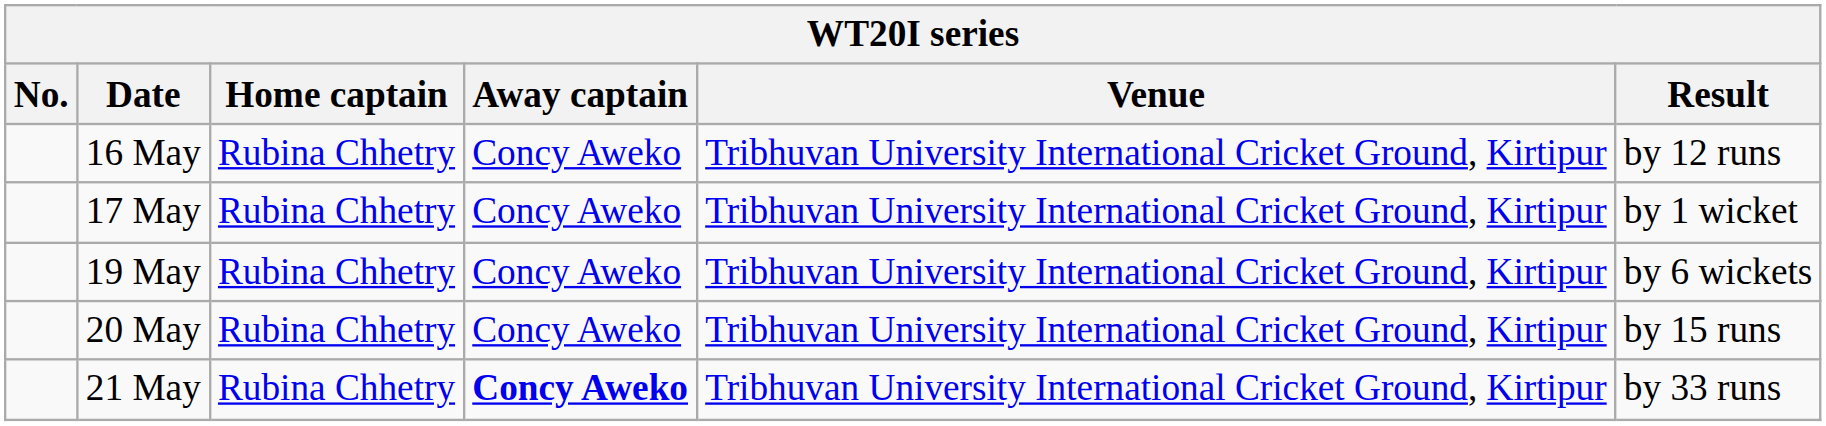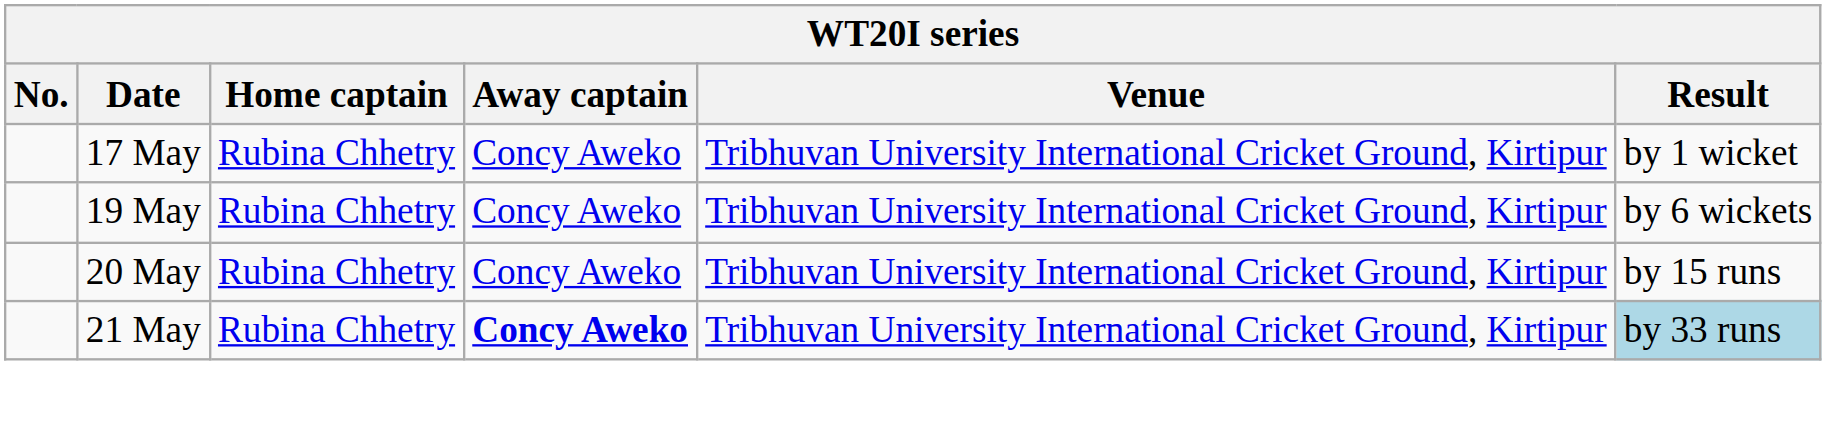- row: (143, 152)
(1703, 388) no background -> (1703, 329) lightblue background
